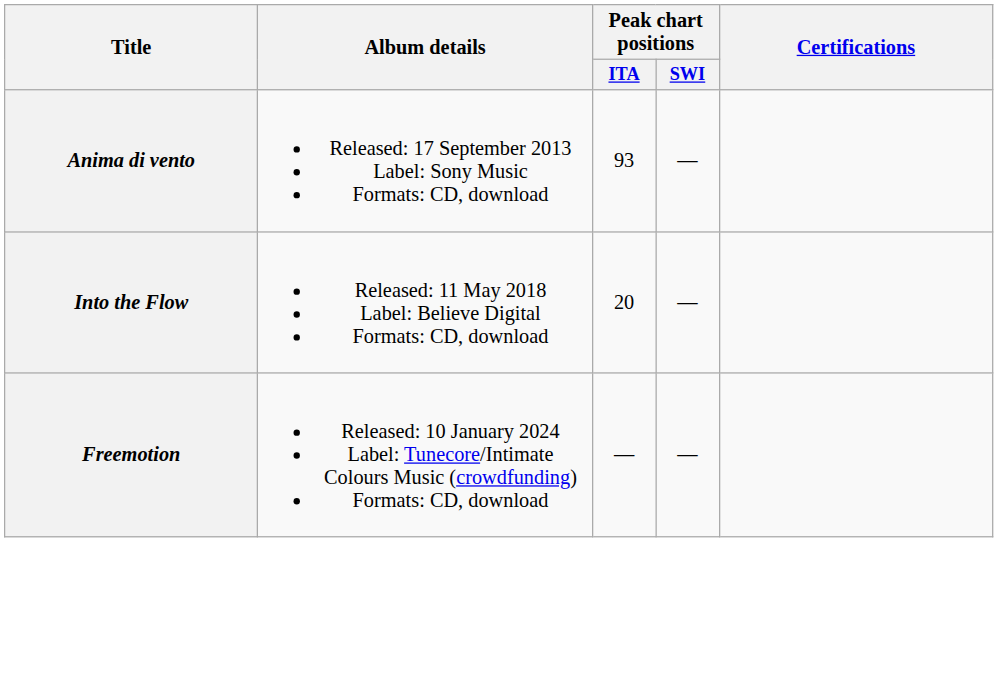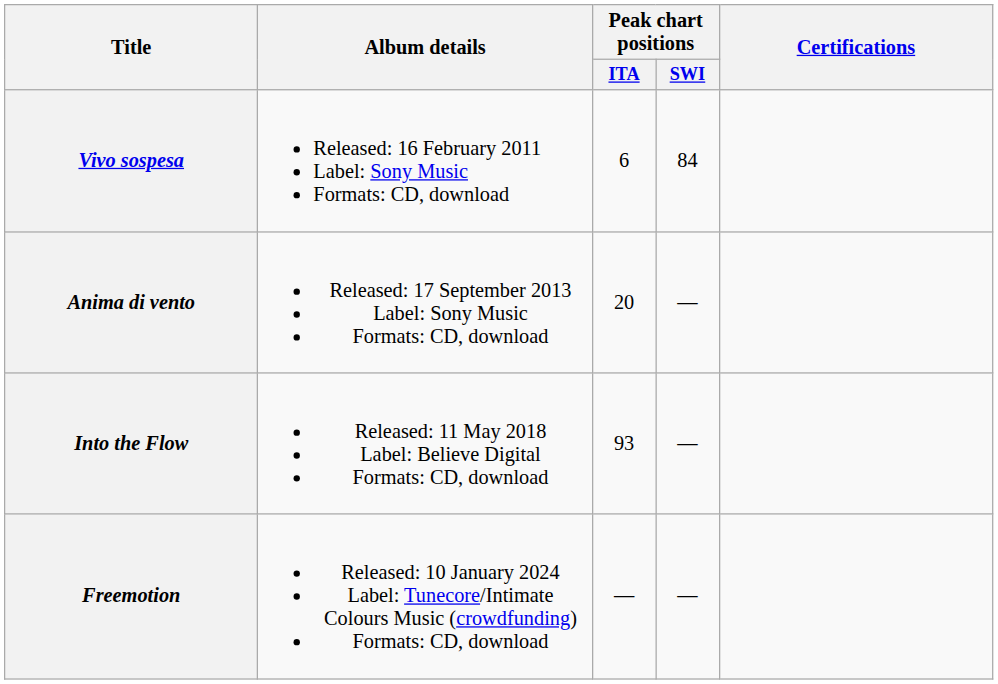+ row: (131, 160)
(624, 160) 93 -> (624, 301) 20
(624, 301) 20 -> (624, 443) 93
